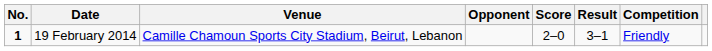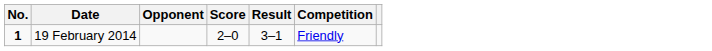- column: (302, 14)
